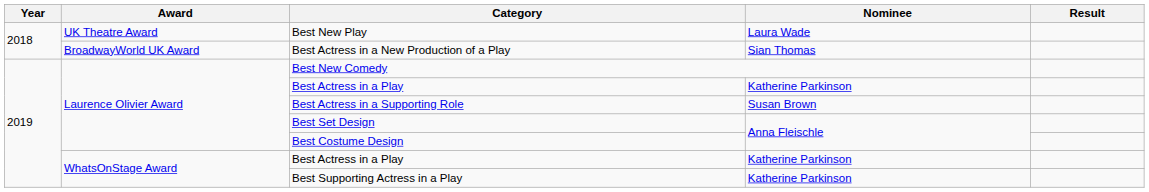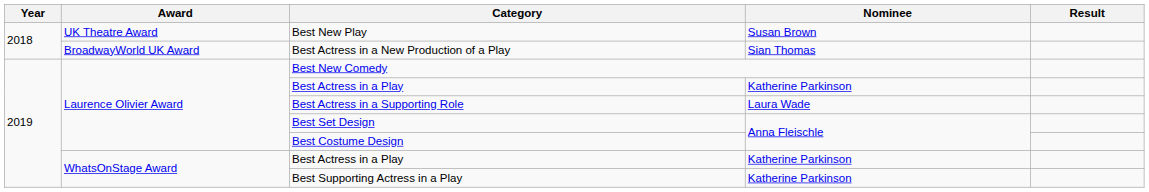(779, 31) Laura Wade -> (782, 31) Susan Brown
(782, 104) Susan Brown -> (779, 104) Laura Wade
